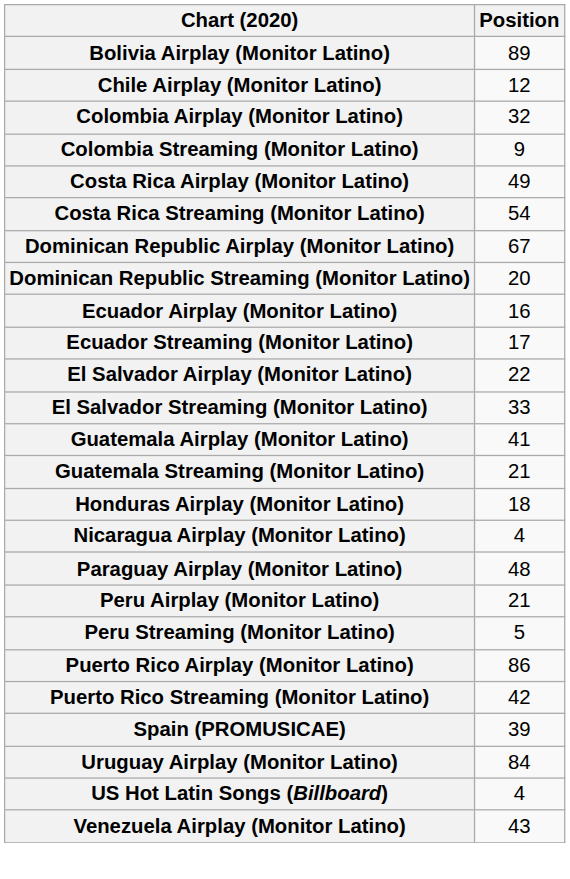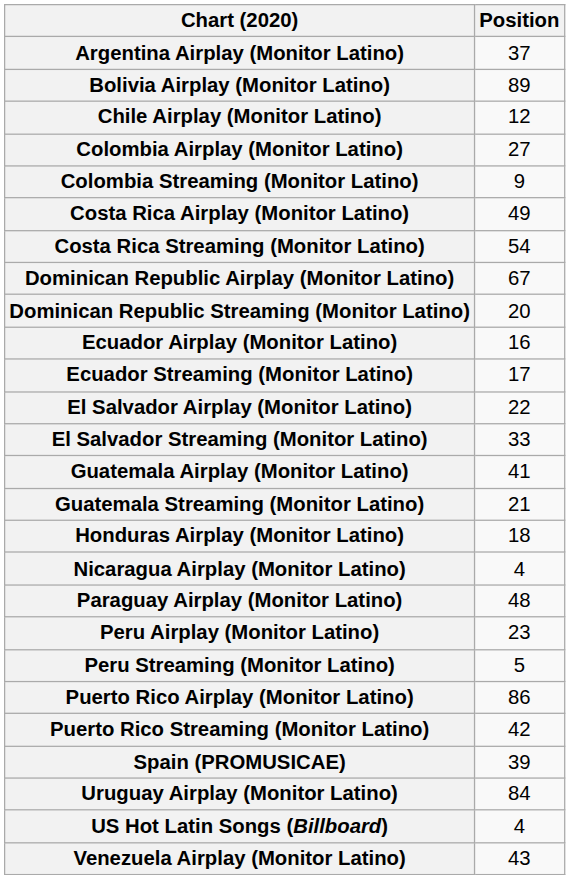+ row: (240, 52)
(519, 117) 32 -> (519, 149) 27
(519, 600) 21 -> (519, 632) 23
